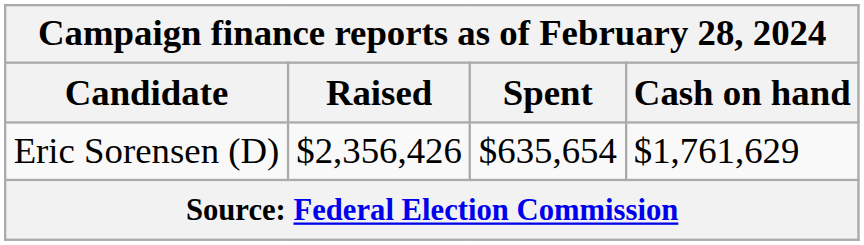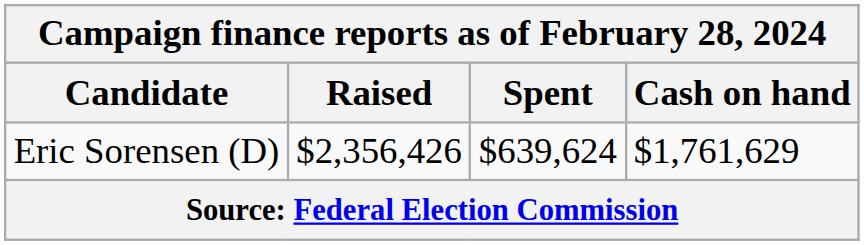(548, 150) $635,654 -> (548, 150) $639,624
